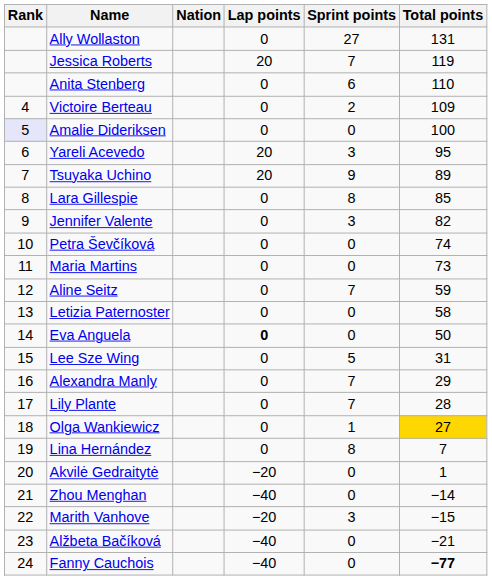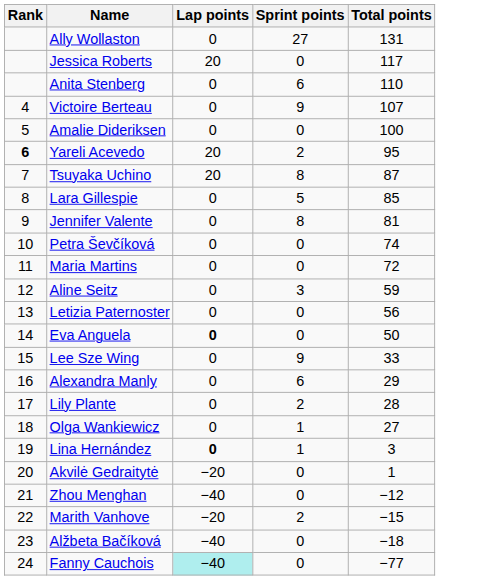- column: (199, 15)
(352, 61) 7 -> (300, 61) 0
(443, 61) 119 -> (391, 61) 117
(352, 107) 2 -> (300, 107) 9
(443, 107) 109 -> (391, 107) 107
(25, 130) lavender background -> (25, 130) no background
(25, 152) normal -> (25, 152) bold
(352, 152) 3 -> (300, 152) 2
(352, 175) 9 -> (300, 175) 8
(443, 175) 89 -> (391, 175) 87
(352, 198) 8 -> (300, 198) 5
(352, 221) 3 -> (300, 221) 8
(443, 221) 82 -> (391, 221) 81
(443, 267) 73 -> (391, 267) 72
(352, 289) 7 -> (300, 289) 3
(443, 312) 58 -> (391, 312) 56
(352, 358) 5 -> (300, 358) 9
(443, 358) 31 -> (391, 358) 33
(352, 381) 7 -> (300, 381) 6
(352, 404) 7 -> (300, 404) 2
(443, 426) gold background -> (391, 426) no background
(264, 449) normal -> (213, 449) bold
(352, 449) 8 -> (300, 449) 1
(443, 449) 7 -> (391, 449) 3
(443, 495) −14 -> (391, 495) −12
(352, 518) 3 -> (300, 518) 2
(443, 541) −21 -> (391, 541) −18
(264, 564) no background -> (213, 564) paleturquoise background
(443, 564) bold -> (391, 564) normal
